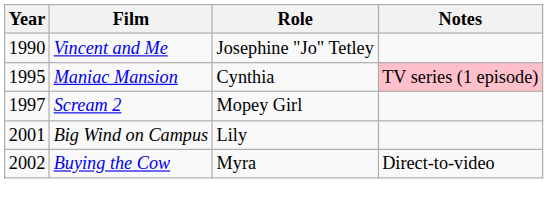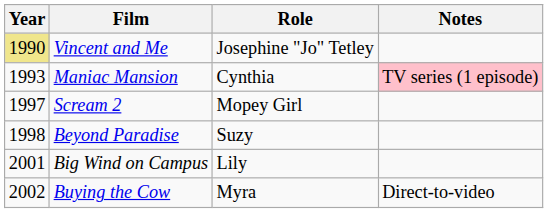(27, 47) no background -> (27, 47) khaki background
(27, 76) 1995 -> (27, 76) 1993
+ row: (116, 134)
